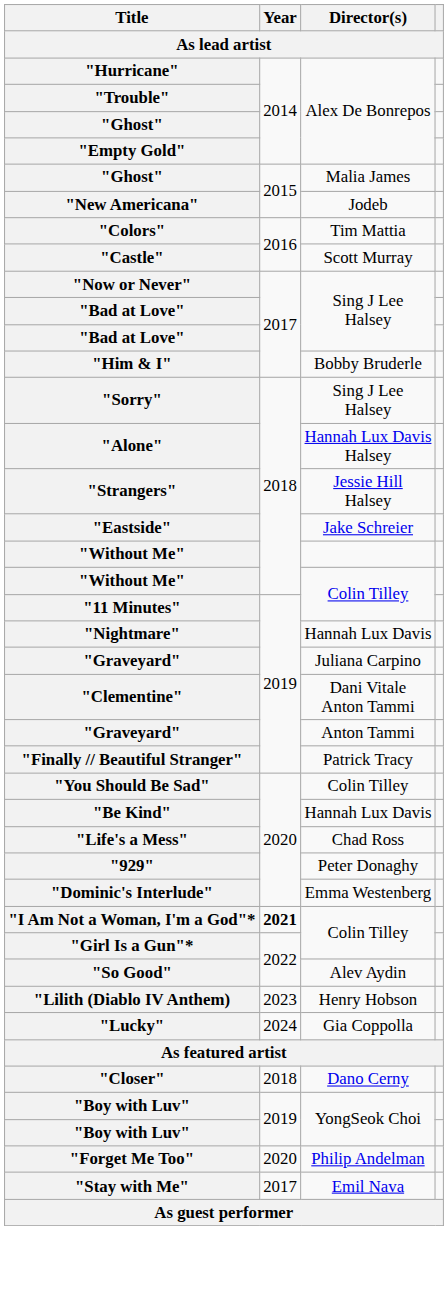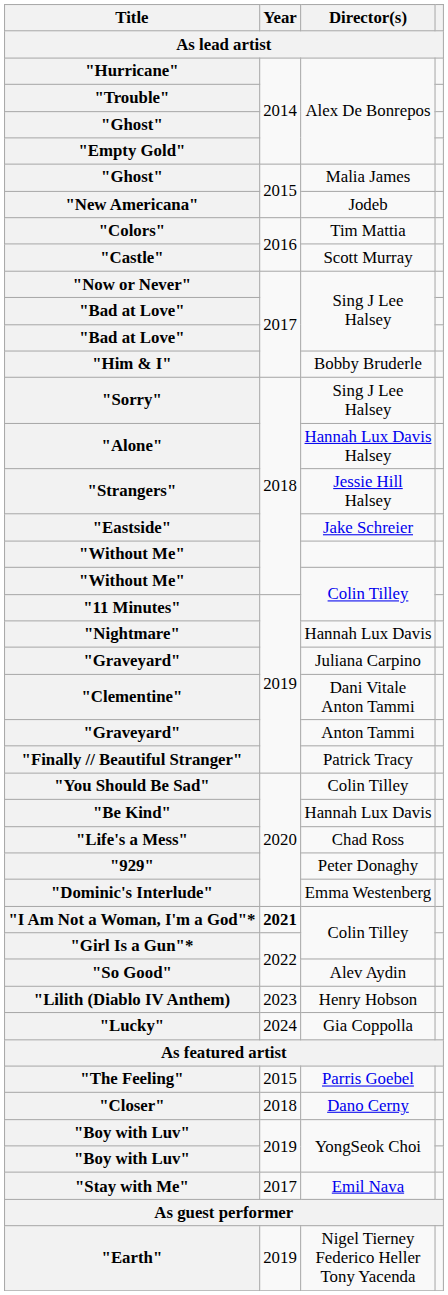+ row: (132, 1079)
- row: (132, 1159)
+ row: (132, 1258)
